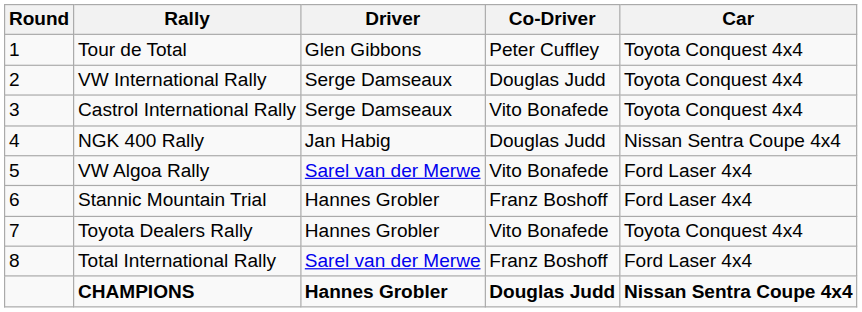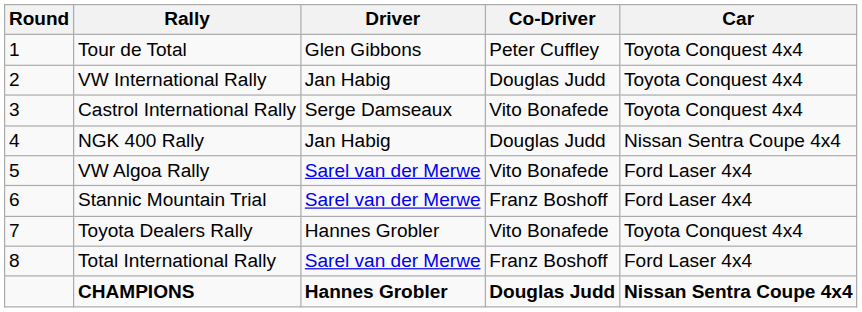(378, 79) Serge Damseaux -> (348, 79) Jan Habig
(372, 200) Hannes Grobler -> (393, 200) Sarel van der Merwe
